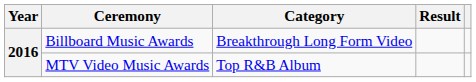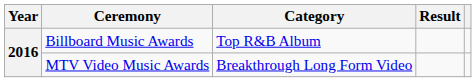(314, 40) Breakthrough Long Form Video -> (269, 40) Top R&B Album
(269, 64) Top R&B Album -> (314, 64) Breakthrough Long Form Video
